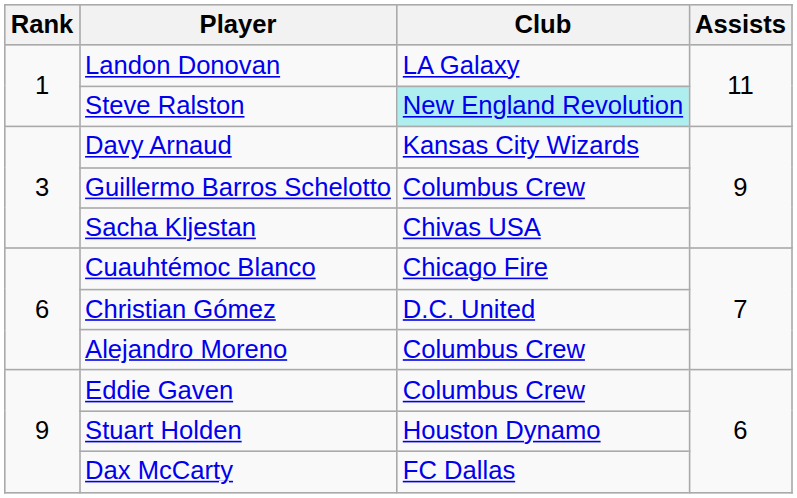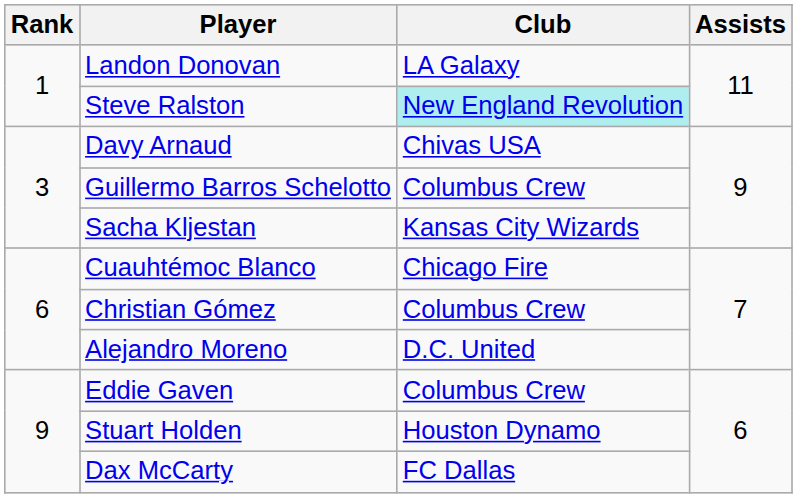(521, 146) Kansas City Wizards -> (472, 146) Chivas USA
(472, 227) Chivas USA -> (521, 227) Kansas City Wizards
(469, 308) D.C. United -> (494, 308) Columbus Crew
(494, 349) Columbus Crew -> (469, 349) D.C. United
